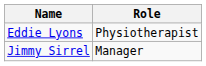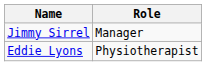rows swapped: (48, 51) <-> (45, 32)
